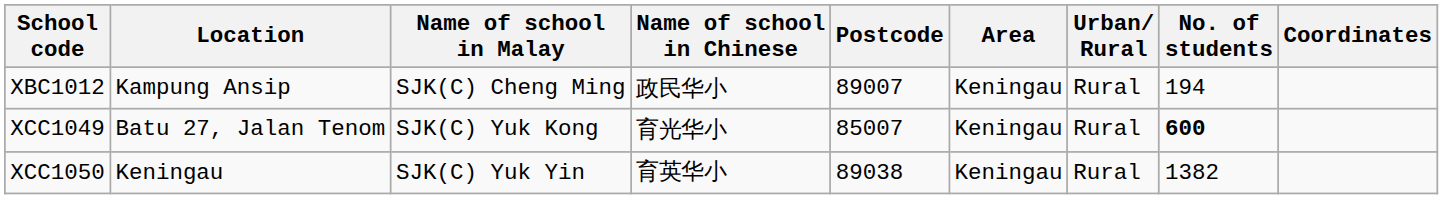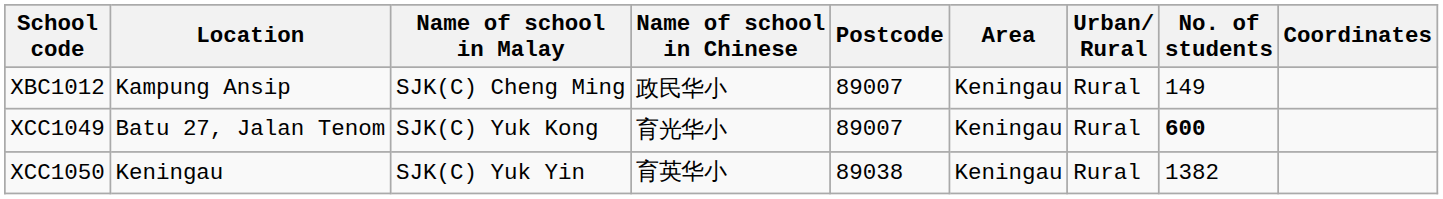(1185, 88) 194 -> (1185, 88) 149
(870, 130) 85007 -> (870, 130) 89007
